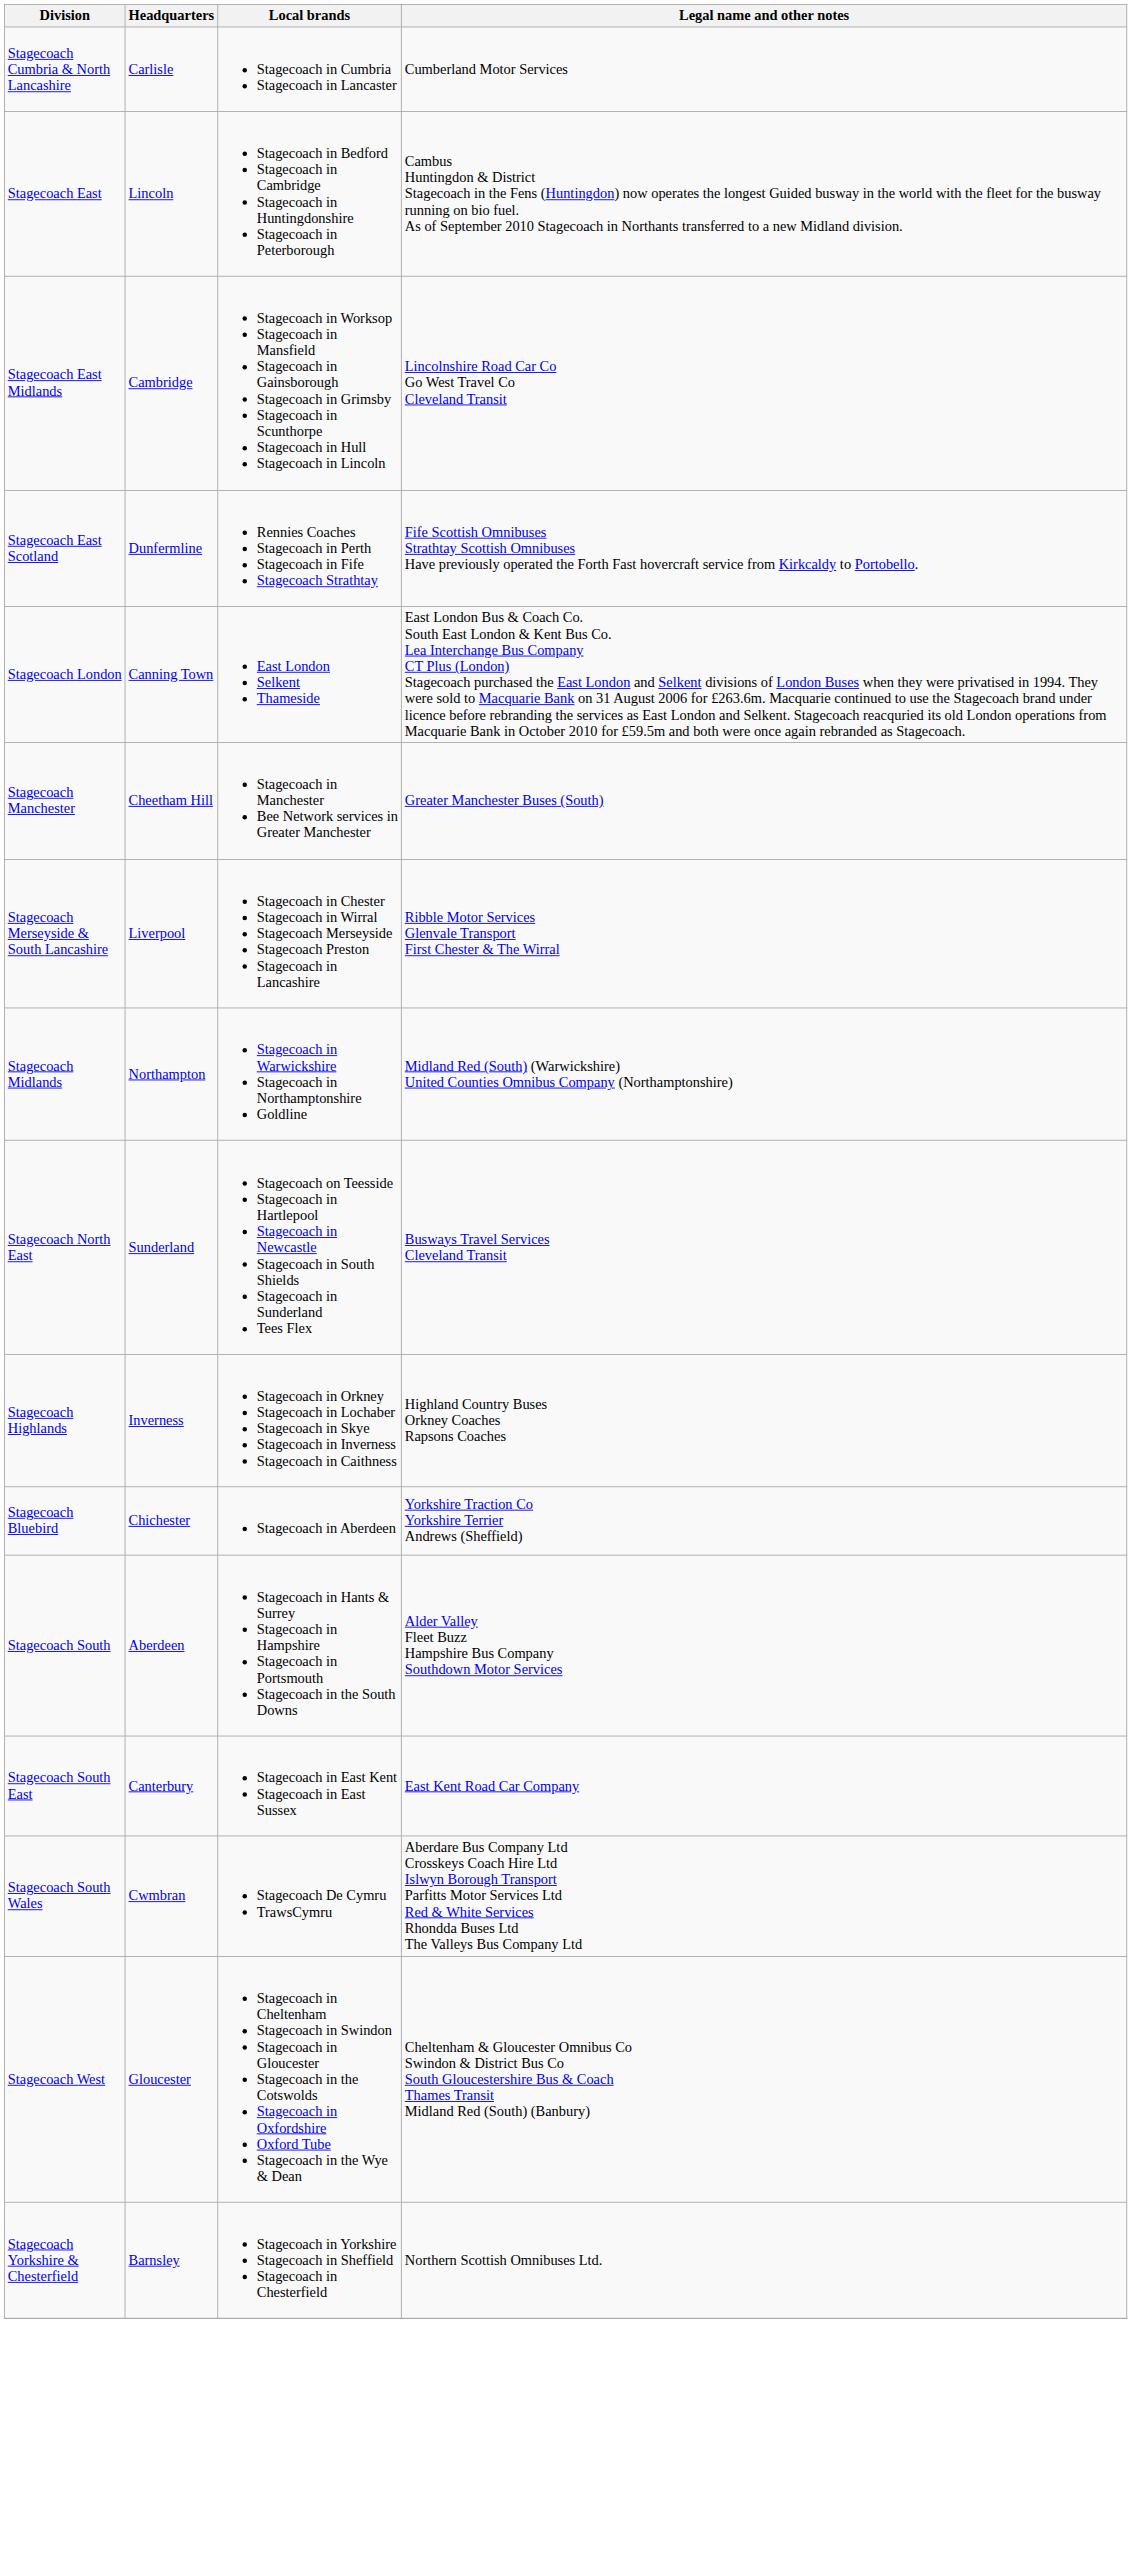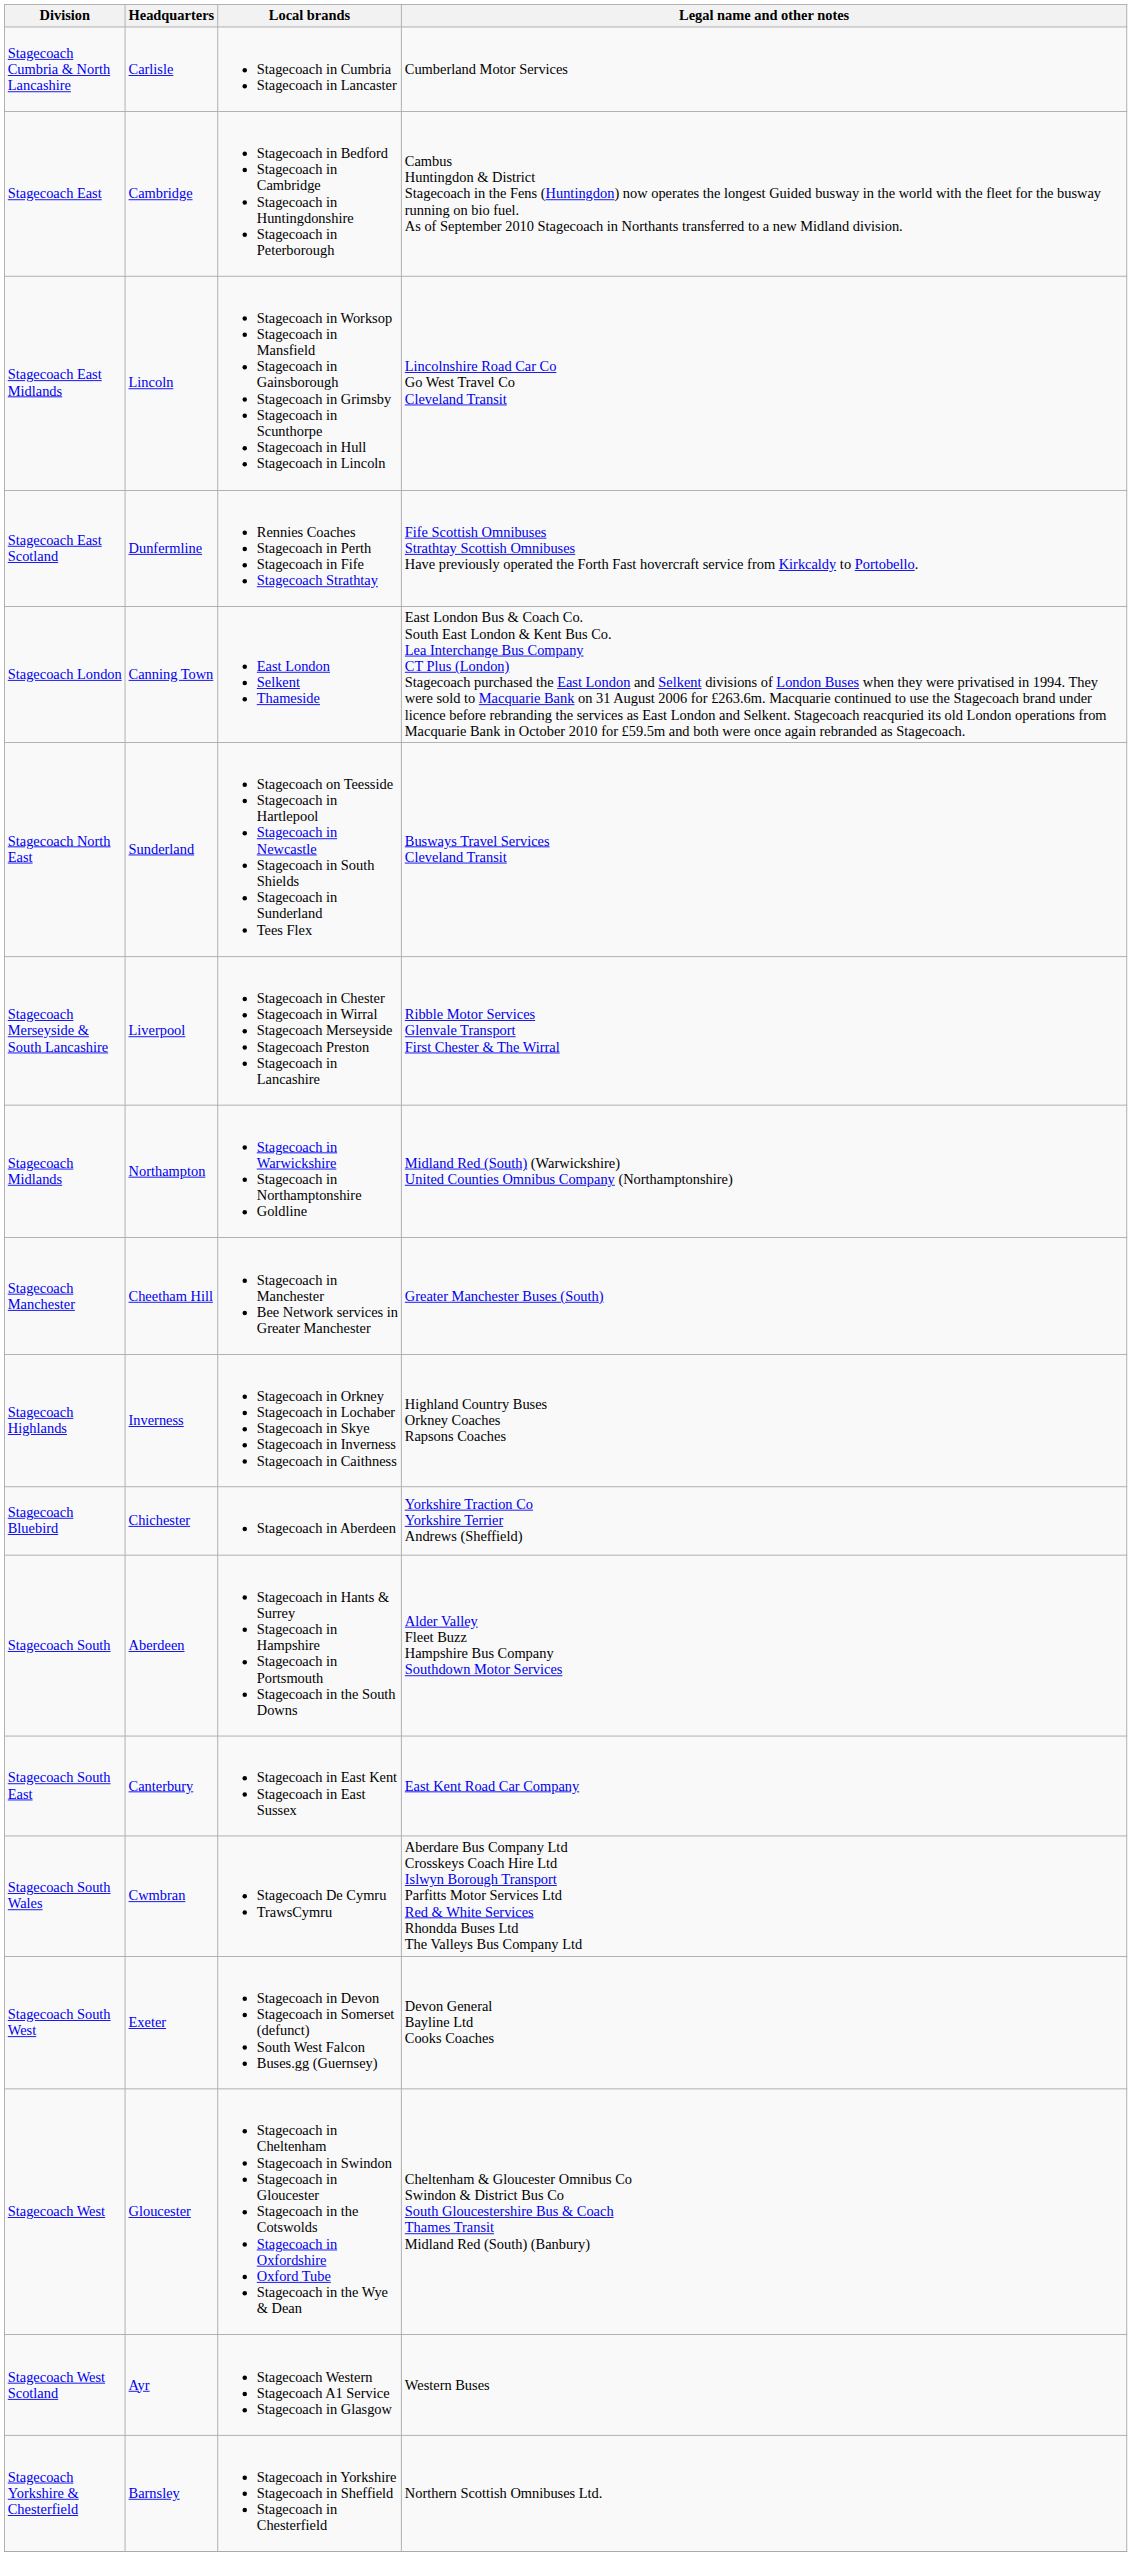(151, 193) Lincoln -> (161, 193) Cambridge
(161, 383) Cambridge -> (151, 383) Lincoln
rows swapped: (41, 800) <-> (59, 1247)
+ row: (59, 2022)
+ row: (56, 2385)
